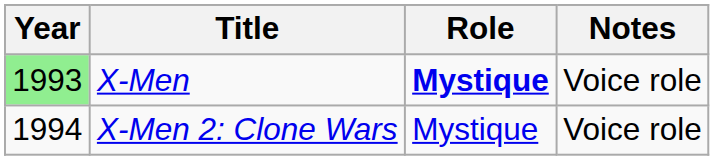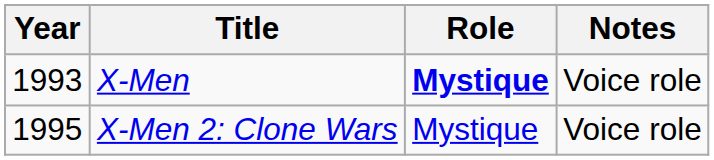(47, 79) lightgreen background -> (47, 79) no background
(47, 129) 1994 -> (47, 129) 1995
